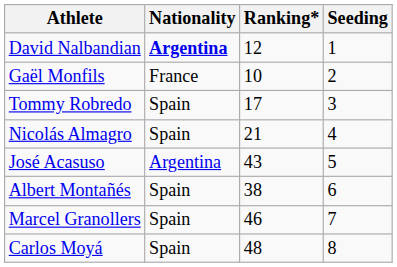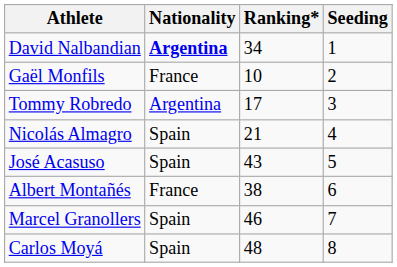(253, 47) 12 -> (253, 47) 34
(170, 104) Spain -> (185, 104) Argentina
(185, 162) Argentina -> (170, 162) Spain
(170, 190) Spain -> (174, 190) France
